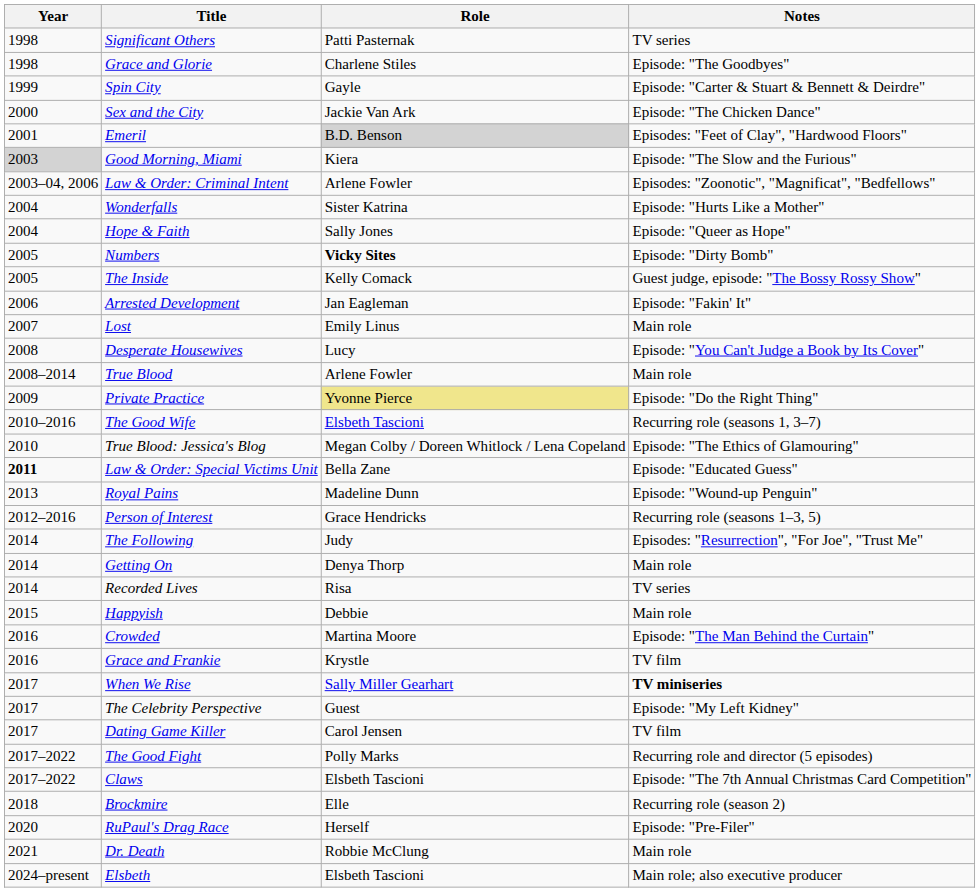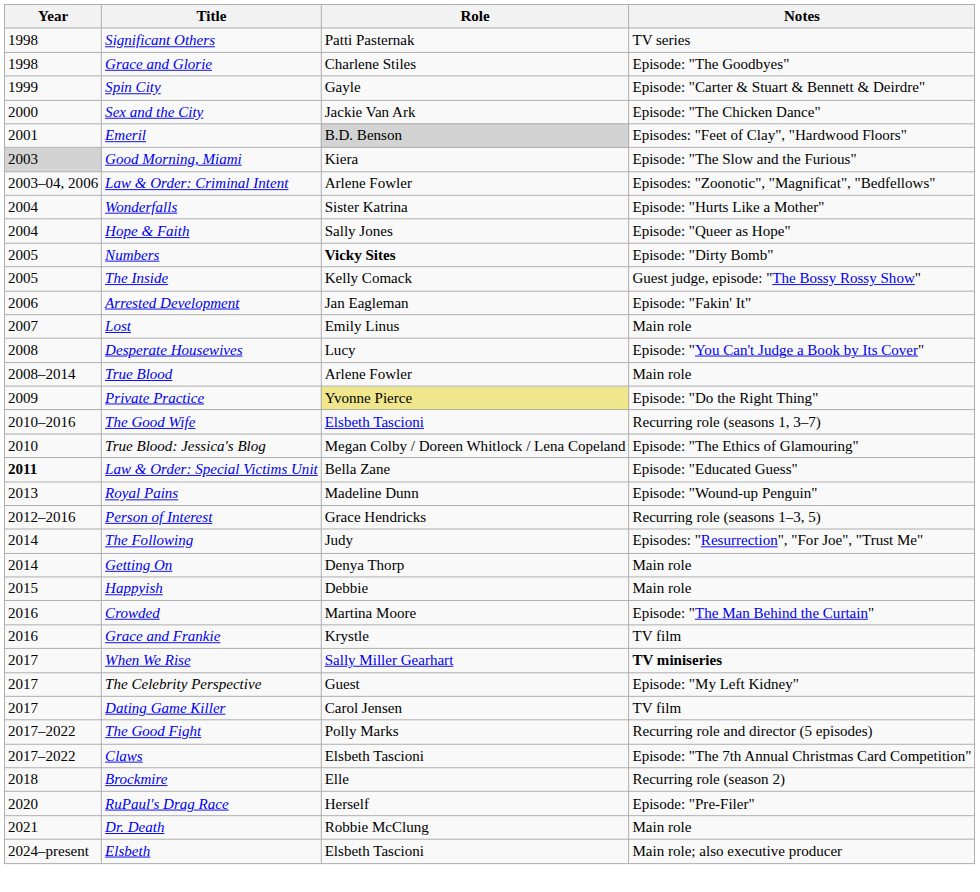- row: (151, 588)
